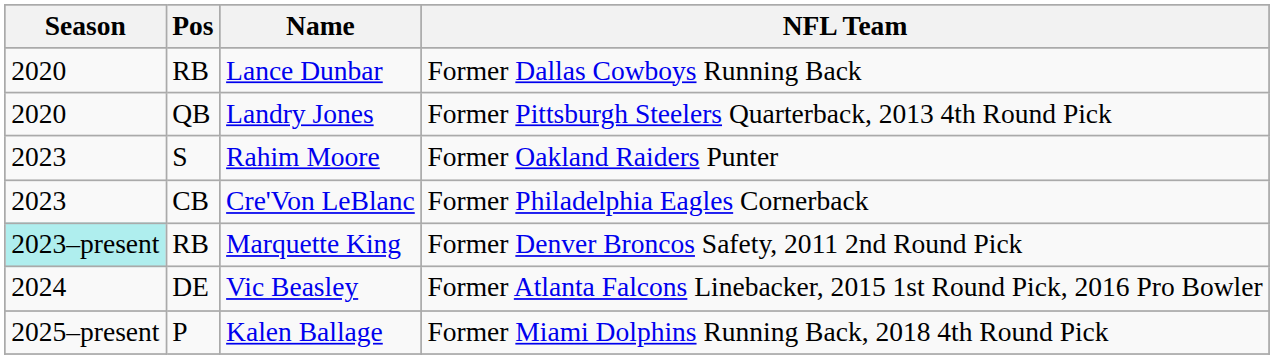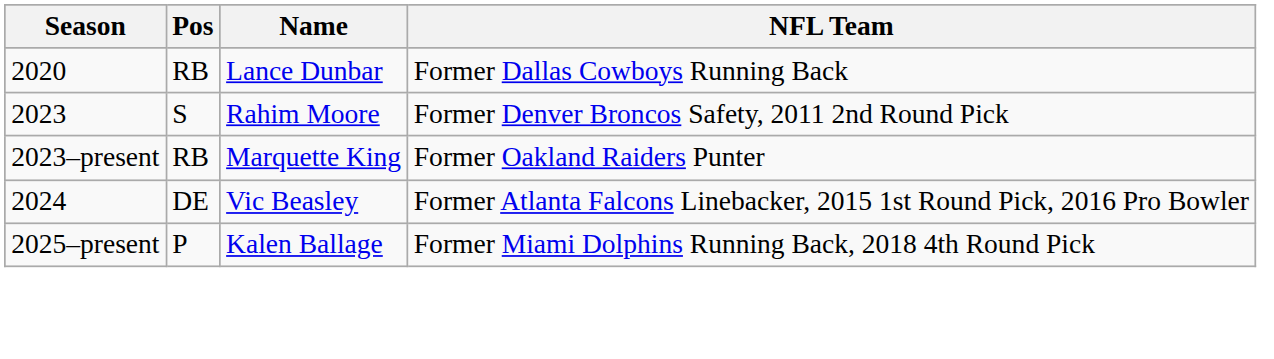- row: (300, 113)
(603, 157) Former Oakland Raiders Punter -> (711, 113) Former Denver Broncos Safety, 2011 2nd Round Pick
- row: (320, 200)
(85, 244) paleturquoise background -> (85, 157) no background
(725, 244) Former Denver Broncos Safety, 2011 2nd Round Pick -> (589, 157) Former Oakland Raiders Punter
